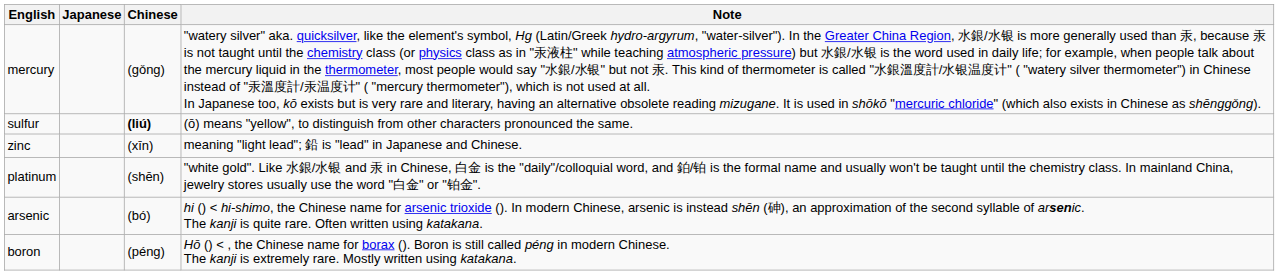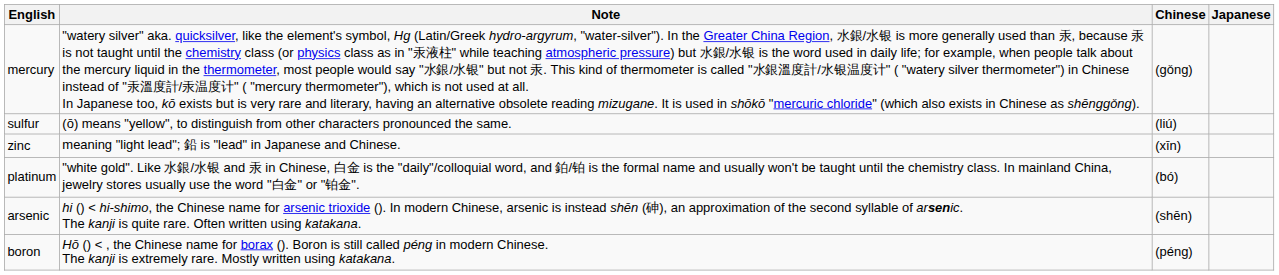columns swapped: (92, 14) <-> (727, 14)
(139, 123) bold -> (1166, 123) normal
(146, 177) (shēn) -> (1167, 177) (bó)
(139, 215) (bó) -> (1174, 215) (shēn)
